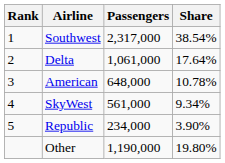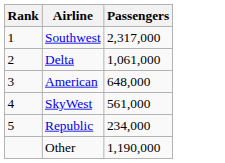- column: (196, 15)
